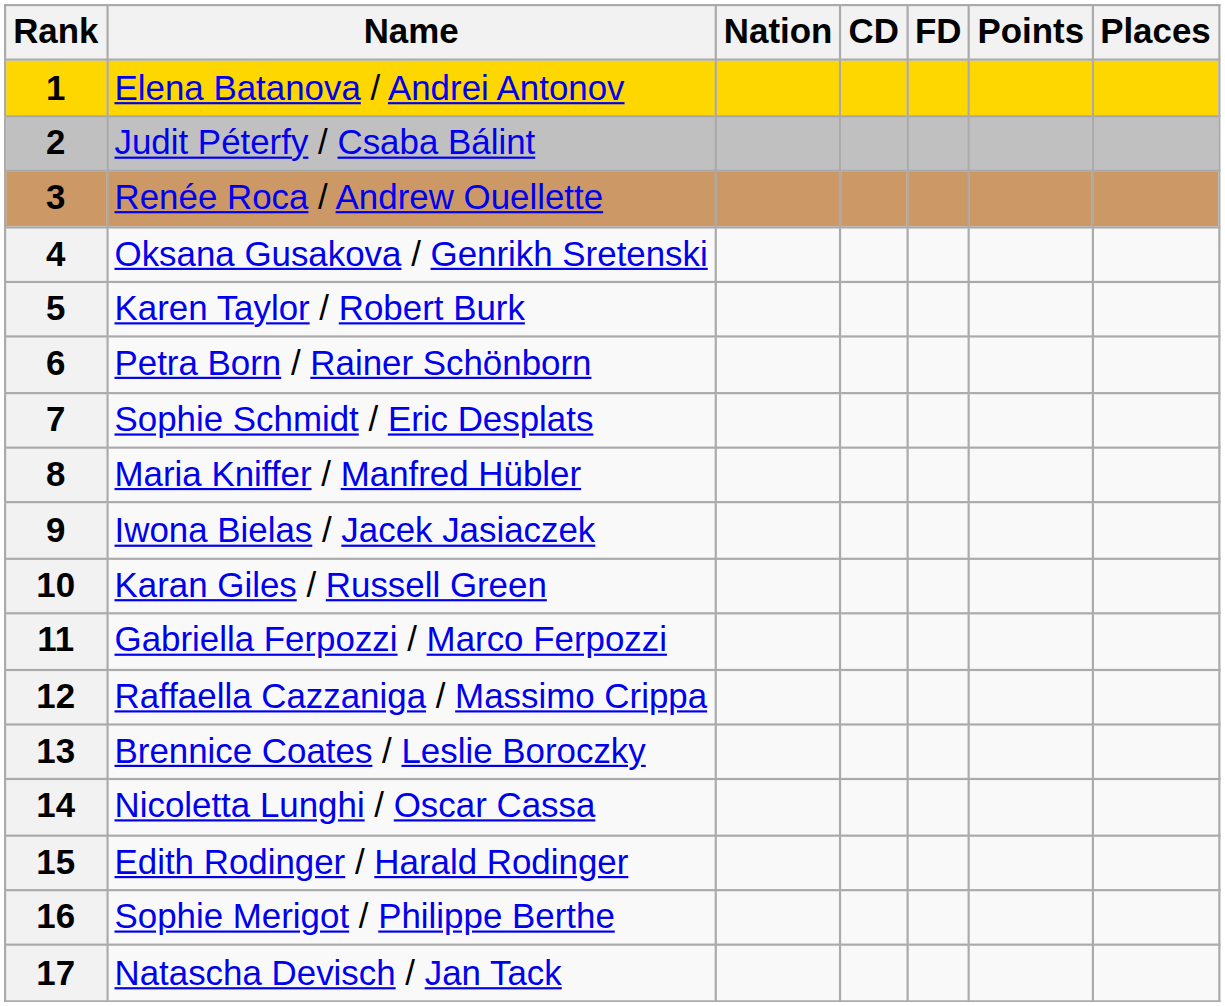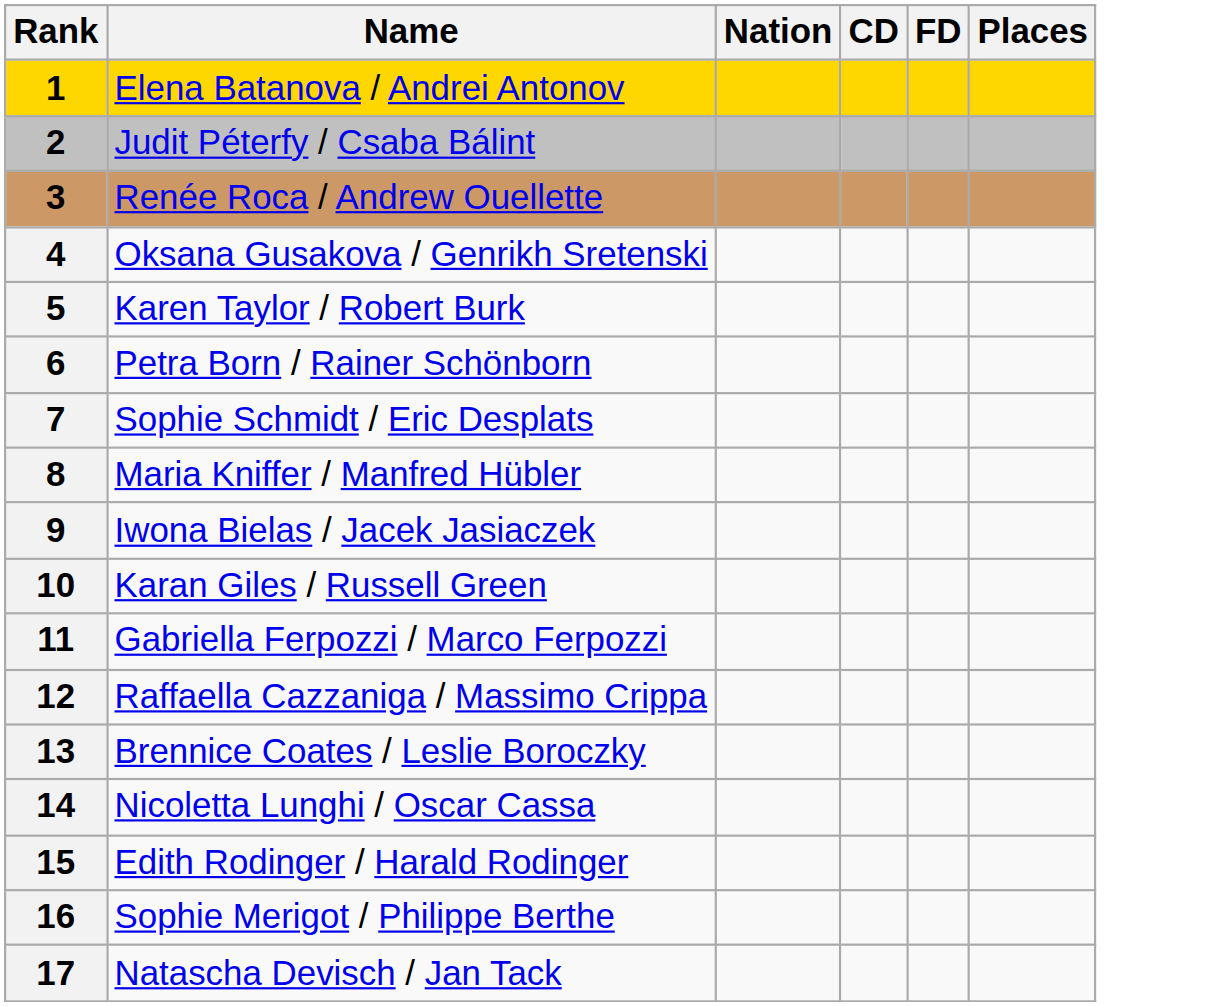- column: (1031, 32)
